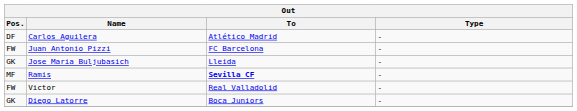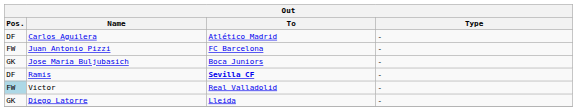(222, 62) Lleida -> (236, 62) Boca Juniors
(11, 74) MF -> (11, 74) DF
(11, 87) no background -> (11, 87) lightblue background
(236, 100) Boca Juniors -> (222, 100) Lleida
